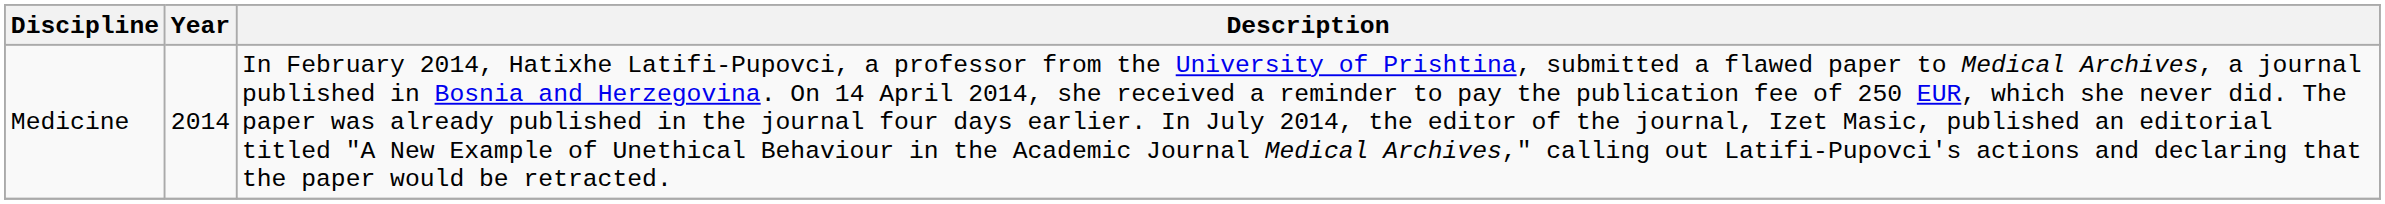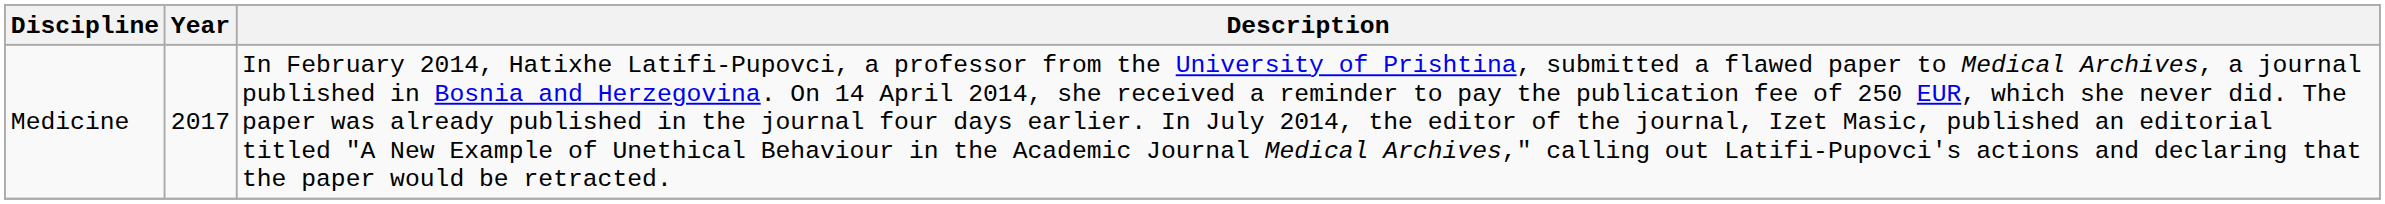(200, 122) 2014 -> (200, 122) 2017
